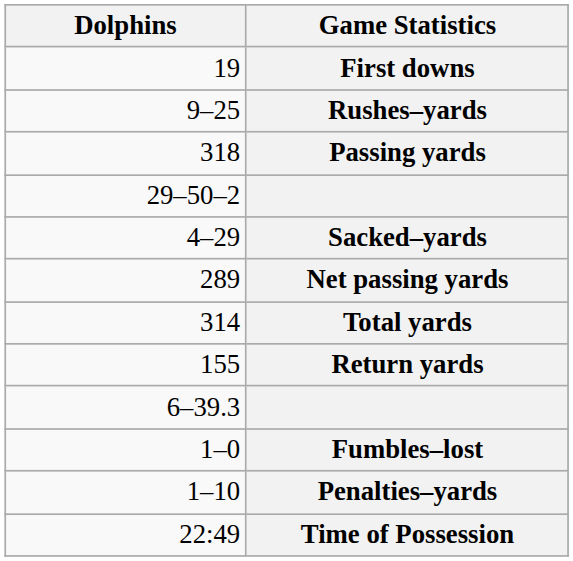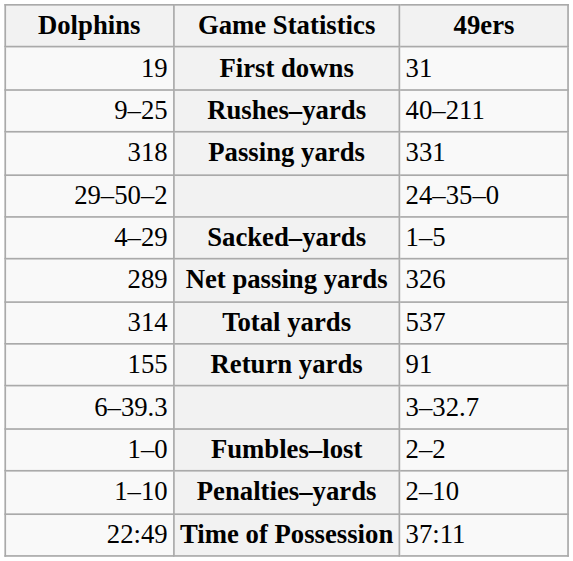+ column: (484, 25)
